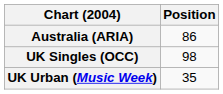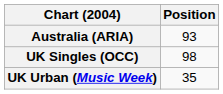(189, 36) 86 -> (189, 36) 93
